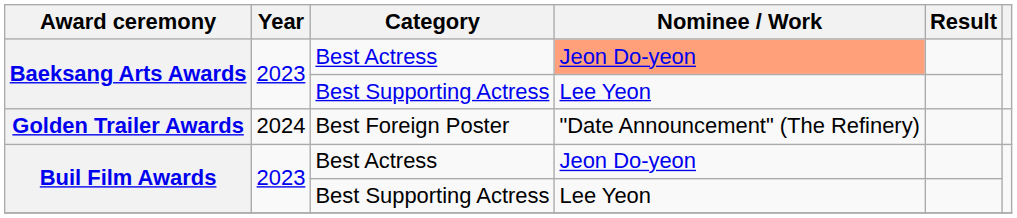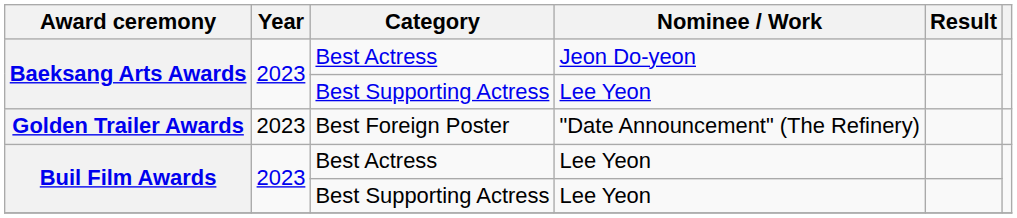(628, 56) lightsalmon background -> (628, 56) no background
(281, 126) 2024 -> (281, 126) 2023
(628, 160) Jeon Do-yeon -> (605, 160) Lee Yeon
